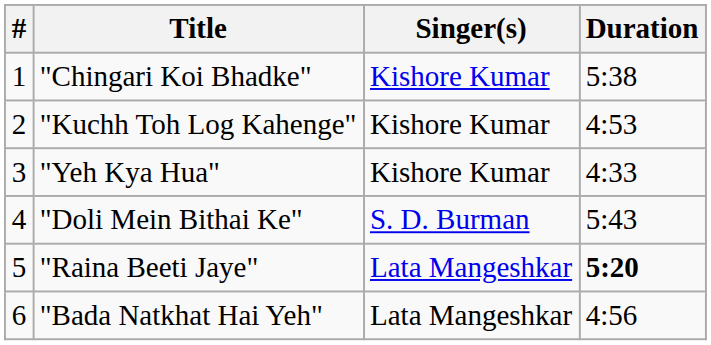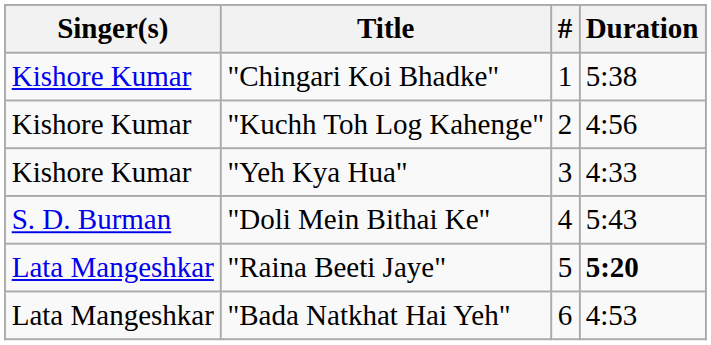columns swapped: (19, 28) <-> (471, 28)
(611, 124) 4:53 -> (611, 124) 4:56
(611, 315) 4:56 -> (611, 315) 4:53
